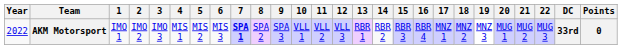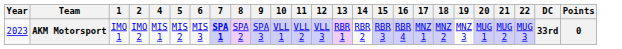- column: (160, 12)
(17, 32) 2022 -> (17, 32) 2023
